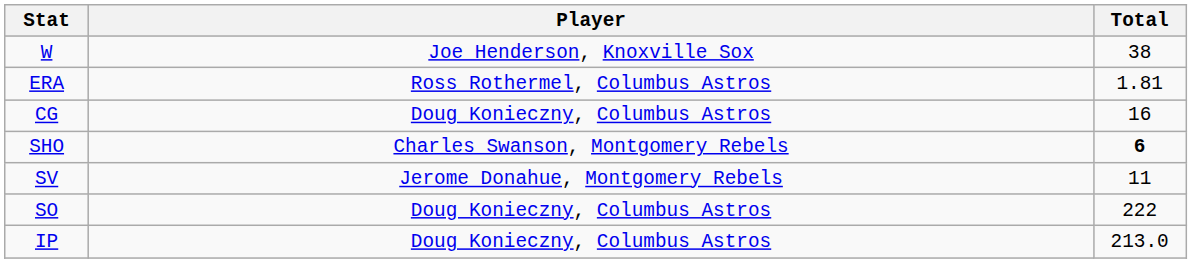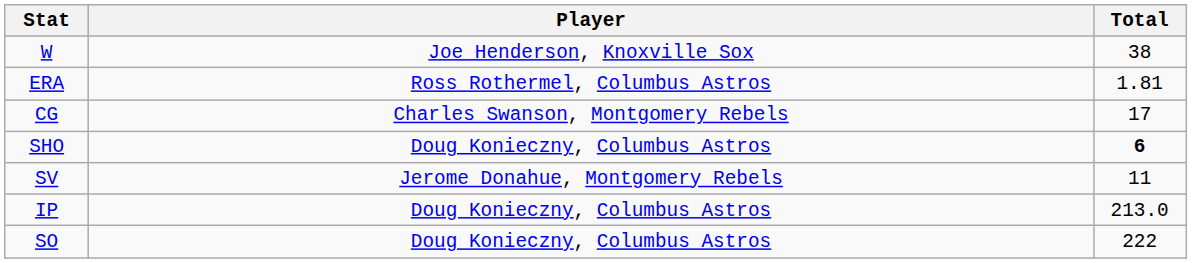(591, 115) Doug Konieczny, Columbus Astros -> (591, 115) Charles Swanson, Montgomery Rebels
(1140, 115) 16 -> (1140, 115) 17
(591, 147) Charles Swanson, Montgomery Rebels -> (591, 147) Doug Konieczny, Columbus Astros
rows swapped: (47, 242) <-> (47, 210)
